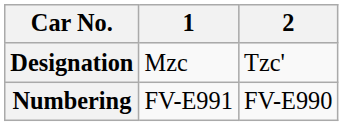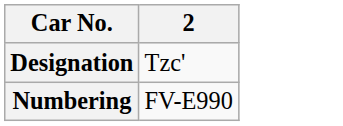- column: (189, 23)
